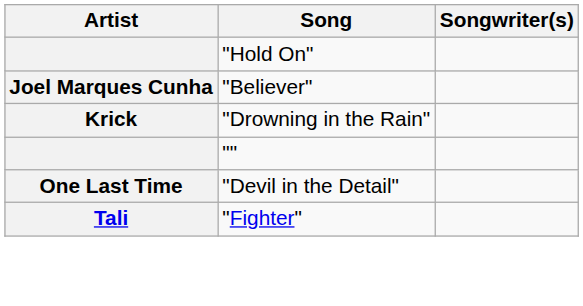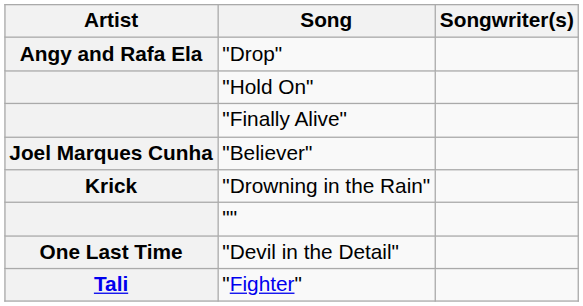+ row: (252, 53)
+ row: (285, 119)
